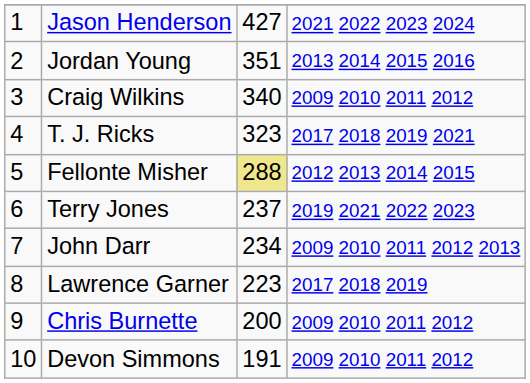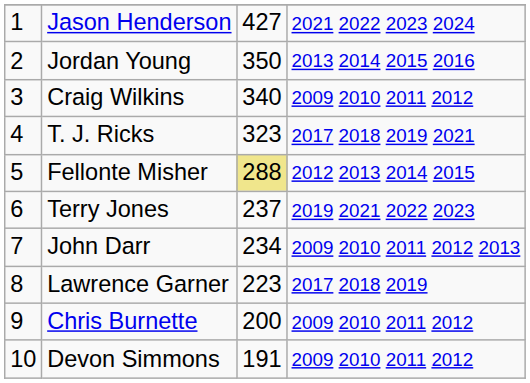(262, 60) 351 -> (262, 60) 350
